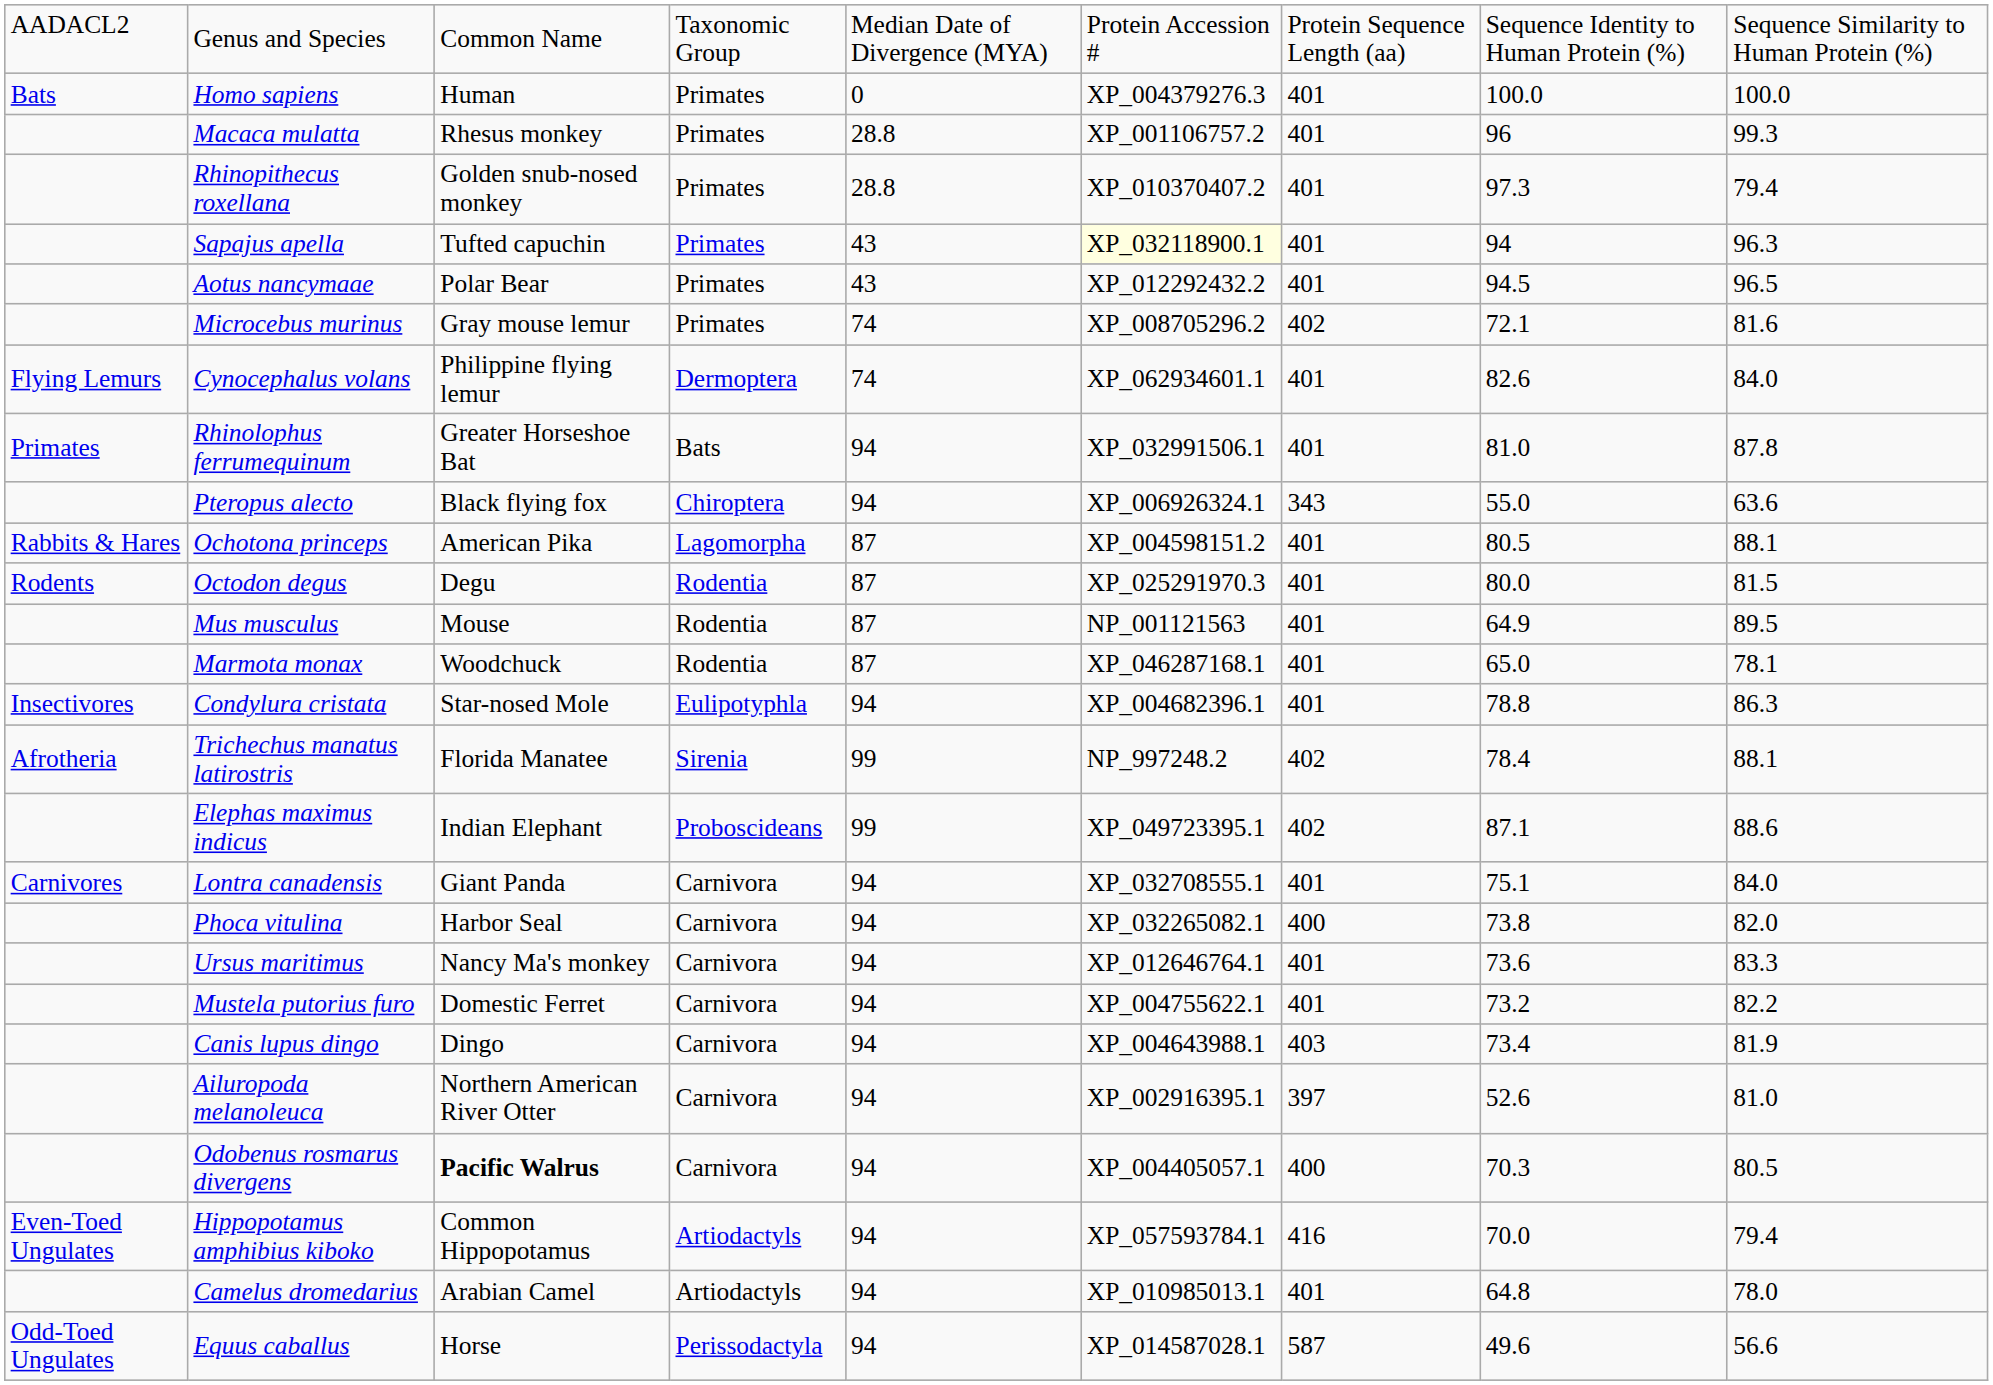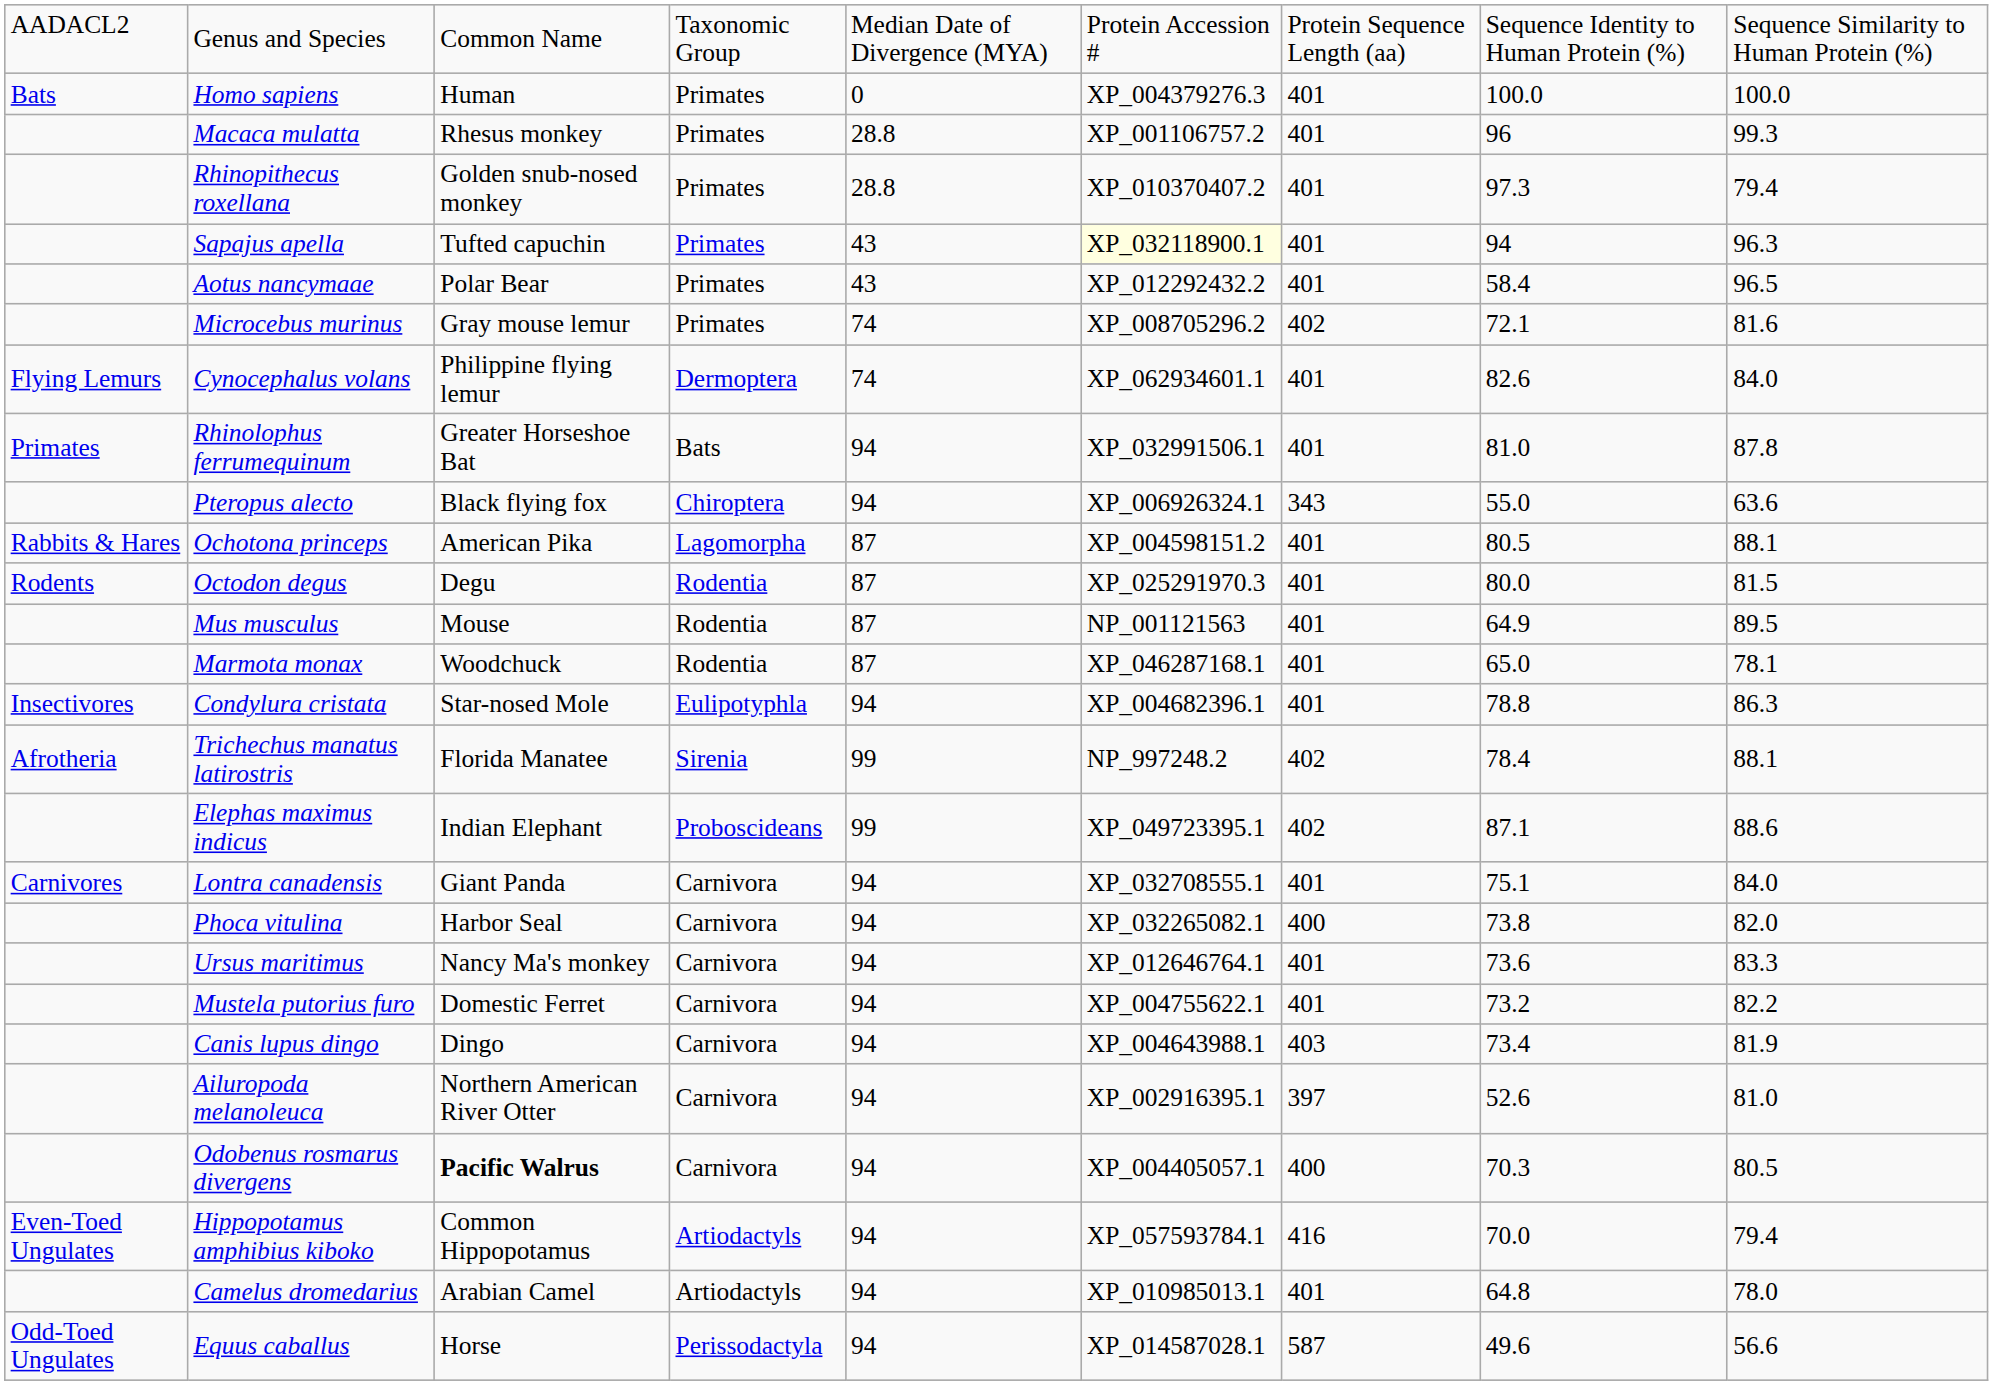(1508, 283) 94.5 -> (1508, 283) 58.4
